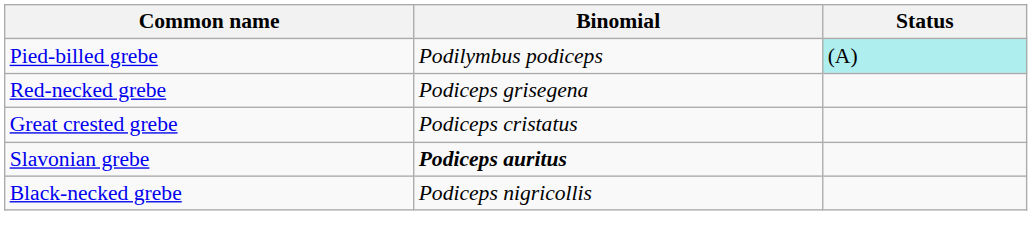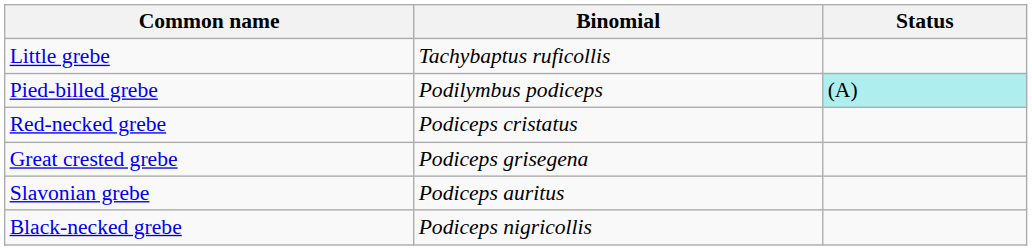+ row: (60, 55)
(504, 90) Podiceps grisegena -> (498, 124) Podiceps cristatus
(498, 124) Podiceps cristatus -> (504, 158) Podiceps grisegena
(493, 158) bold -> (492, 192) normal
